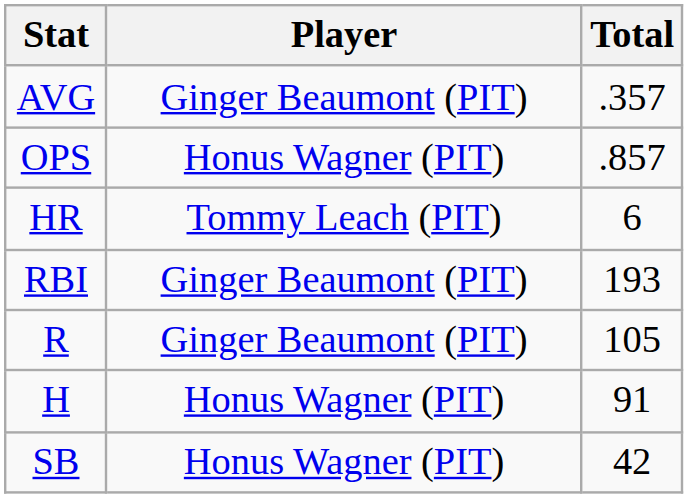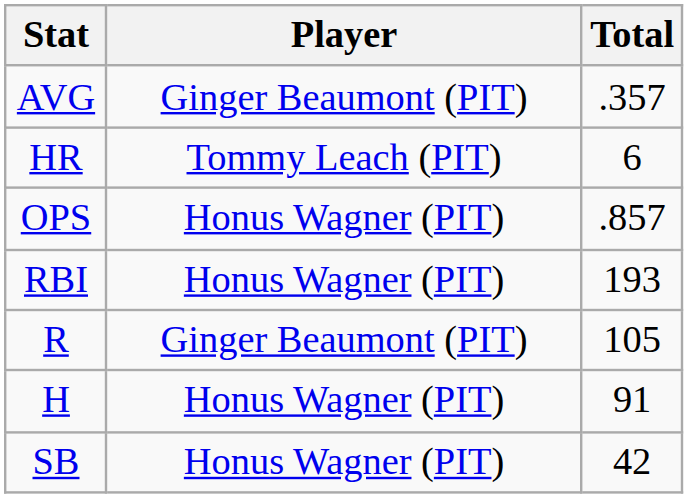rows swapped: (56, 156) <-> (56, 217)
(344, 278) Ginger Beaumont (PIT) -> (344, 278) Honus Wagner (PIT)
